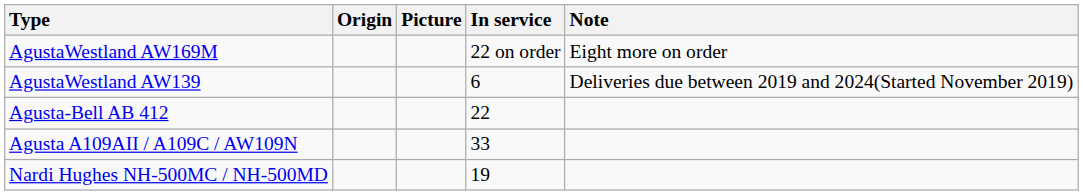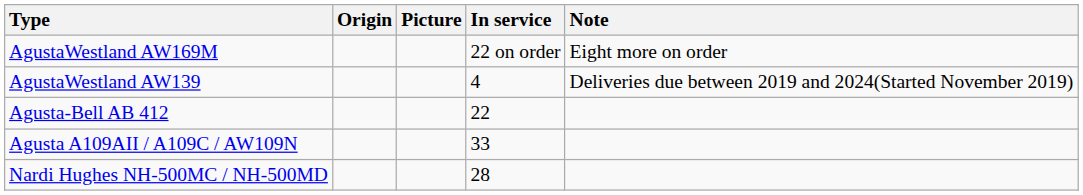(475, 81) 6 -> (475, 81) 4
(480, 174) 19 -> (480, 174) 28
